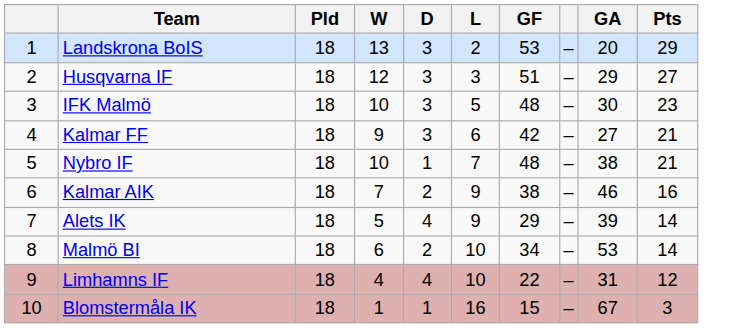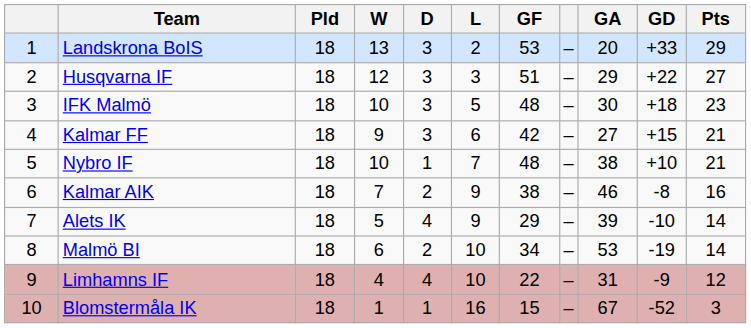+ column: (662, 18)
